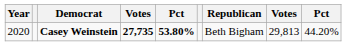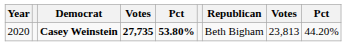(284, 31) 29,813 -> (284, 31) 23,813
